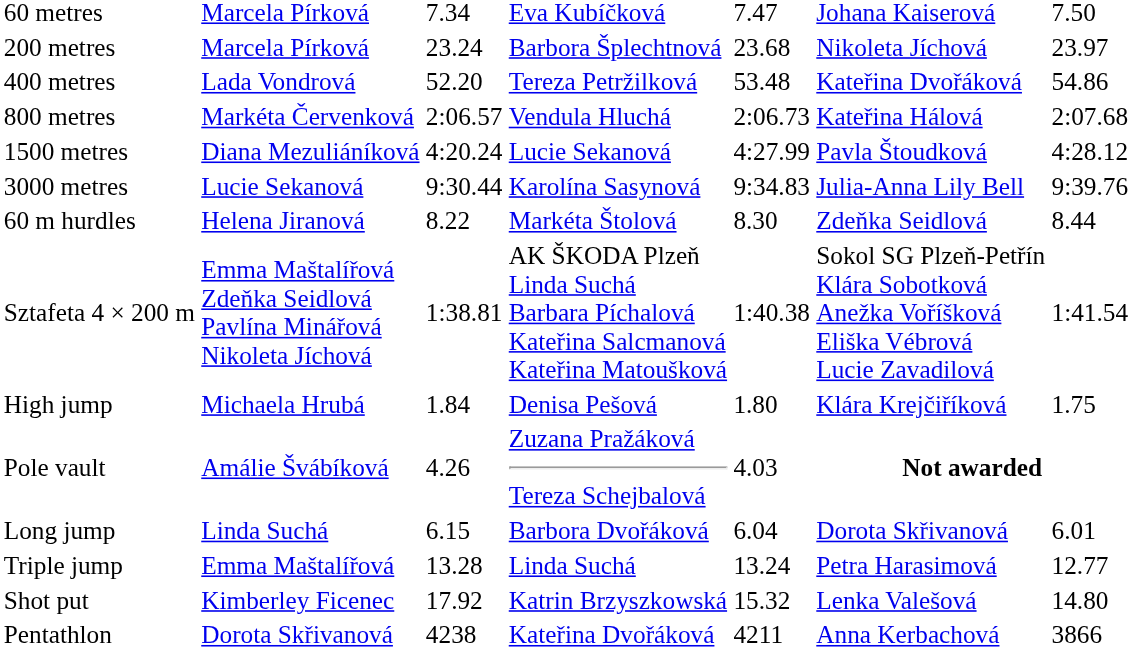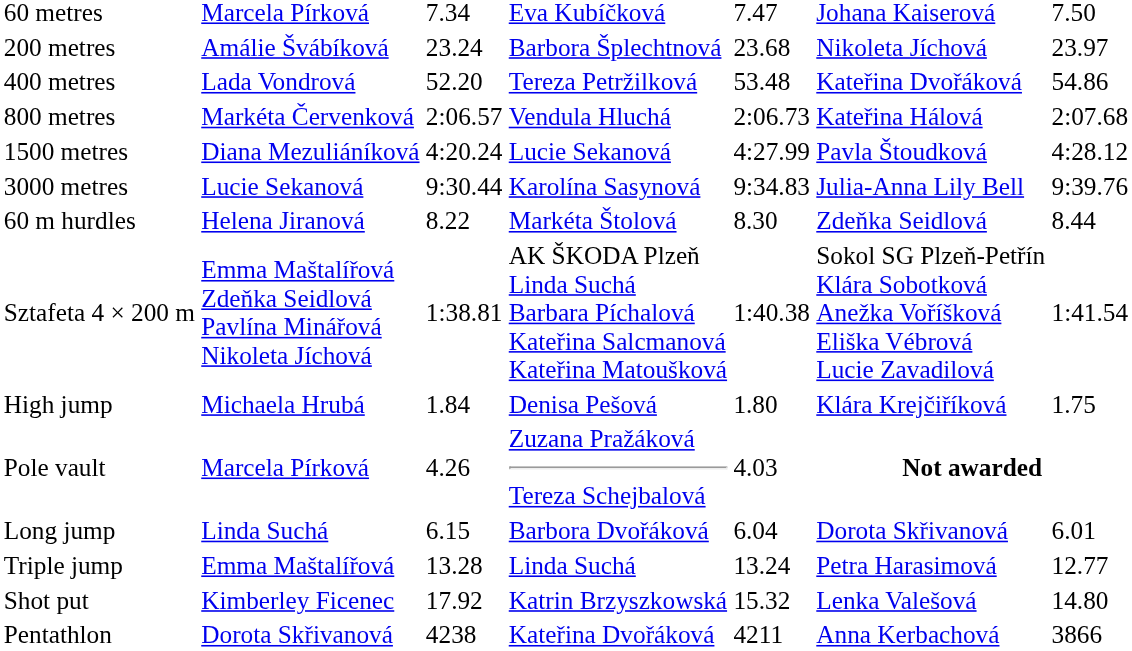(285, 47) Marcela Pírková -> (295, 47) Amálie Švábíková
(295, 467) Amálie Švábíková -> (285, 467) Marcela Pírková
